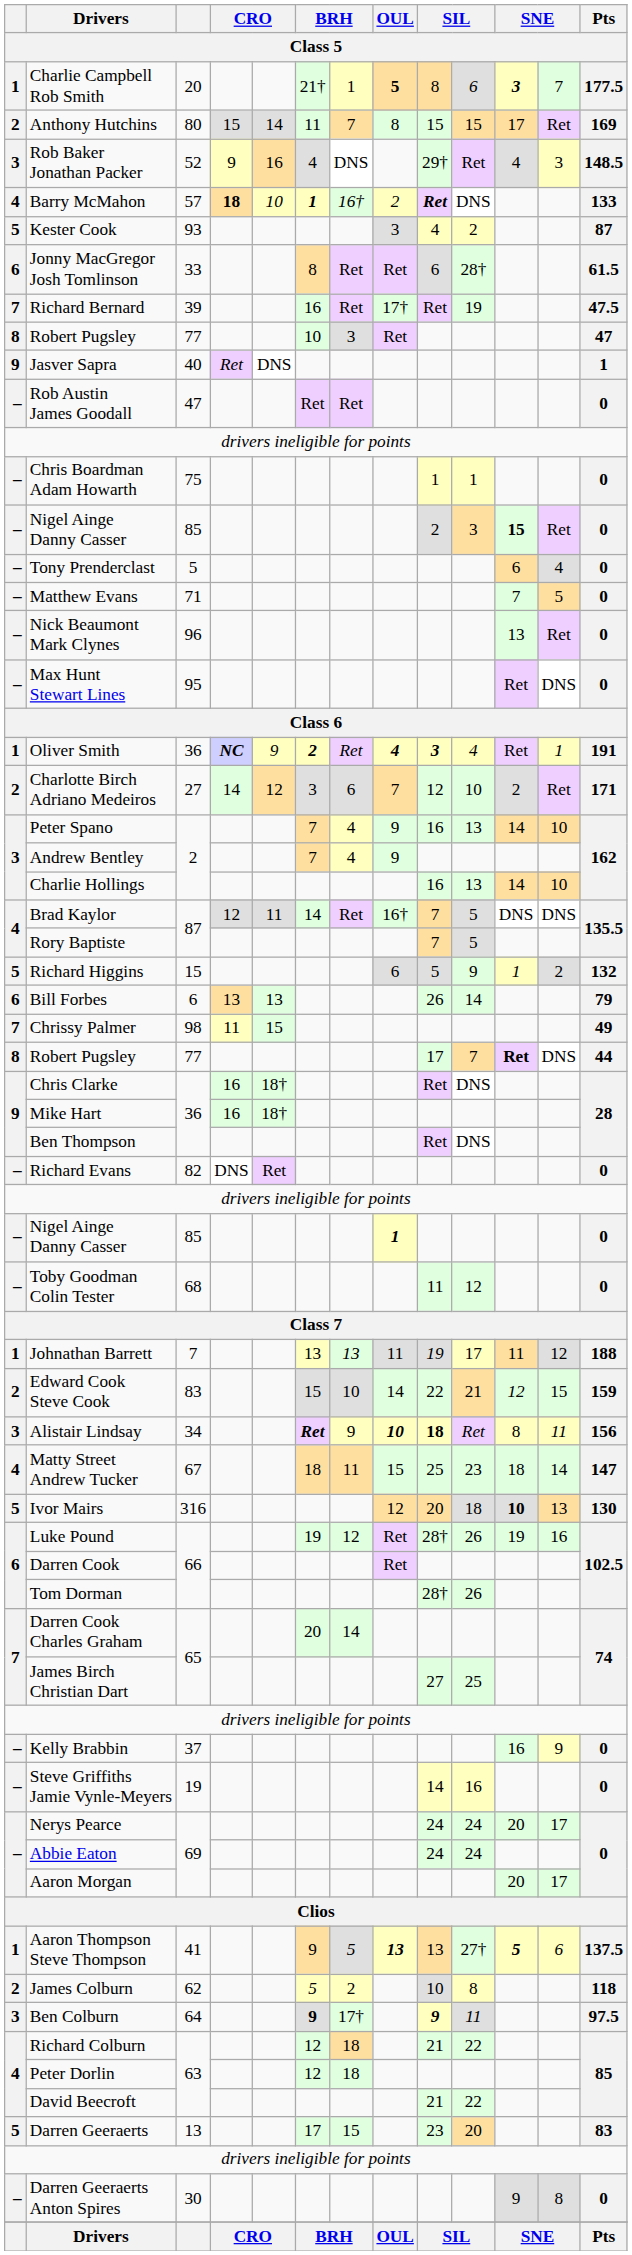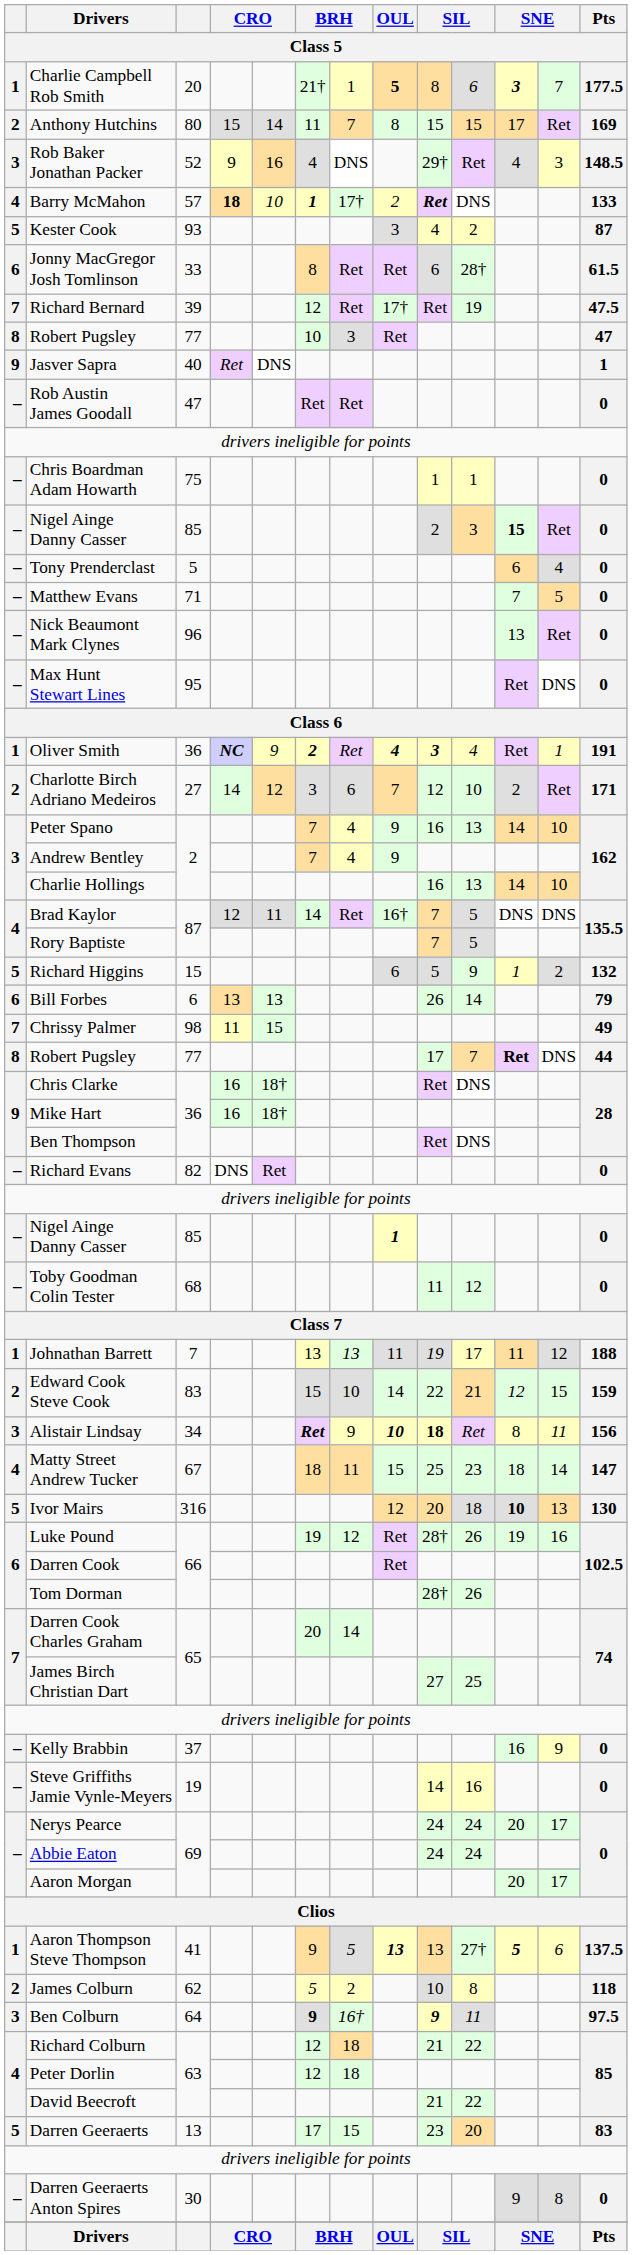(351, 201) 16† -> (351, 201) 17†
(313, 307) 16 -> (313, 307) 12
(351, 2016) 17† -> (351, 2016) 16†
